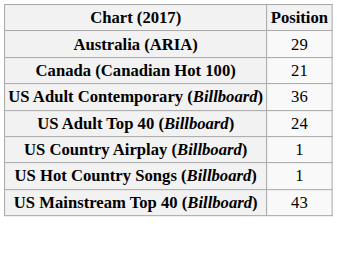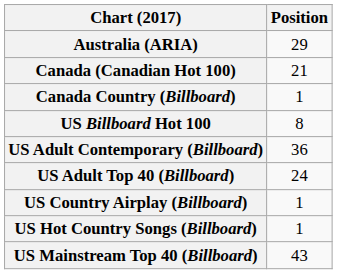+ row: (136, 96)
+ row: (136, 123)
